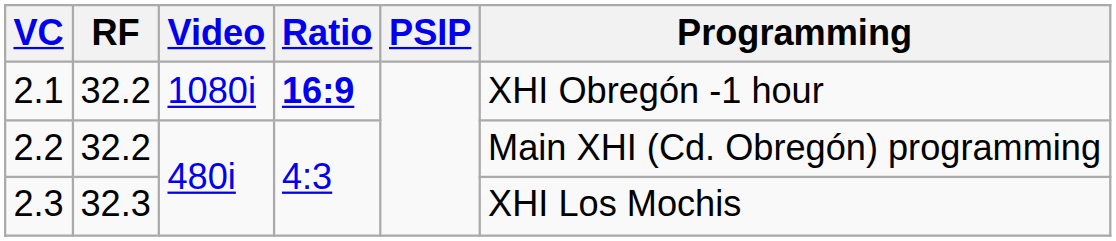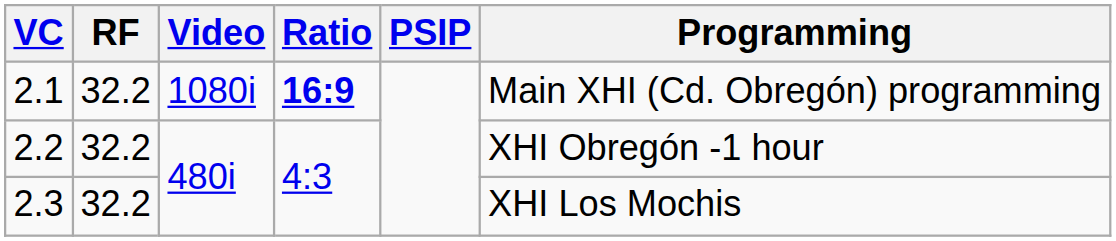(656, 90) XHI Obregón -1 hour -> (795, 90) Main XHI (Cd. Obregón) programming
(795, 147) Main XHI (Cd. Obregón) programming -> (656, 147) XHI Obregón -1 hour
(116, 205) 32.3 -> (116, 205) 32.2
